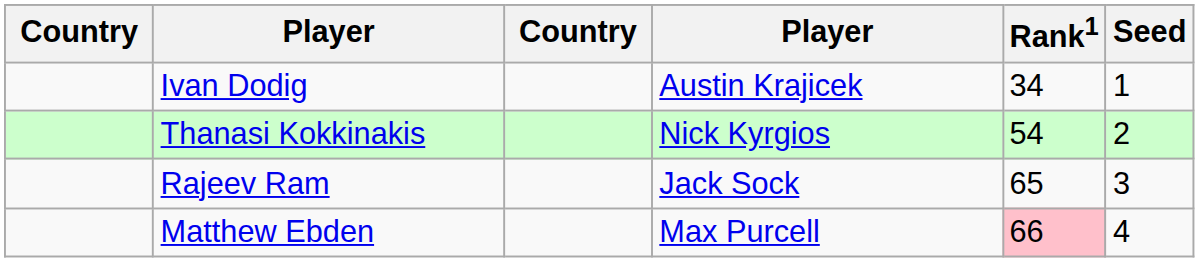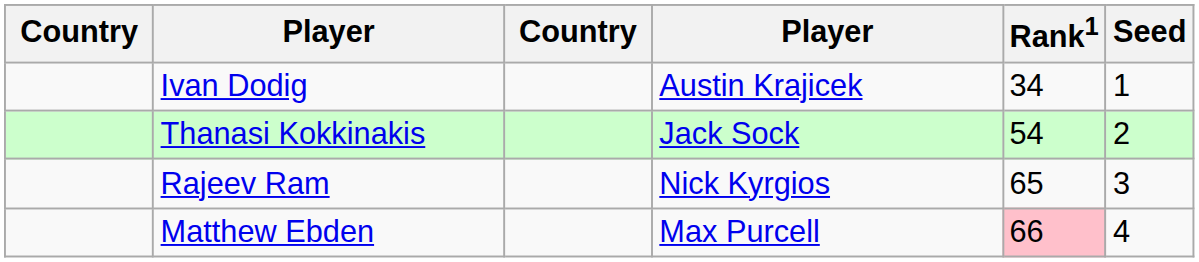(745, 134) Nick Kyrgios -> (729, 134) Jack Sock
(729, 183) Jack Sock -> (745, 183) Nick Kyrgios
